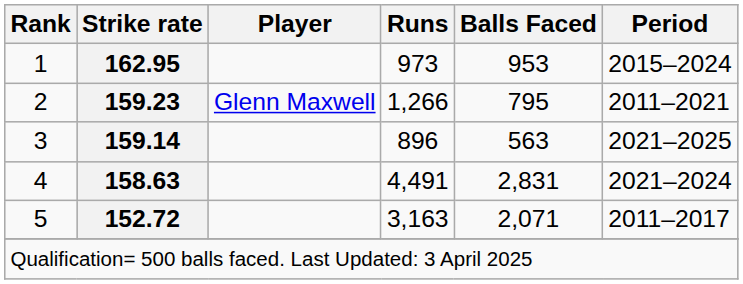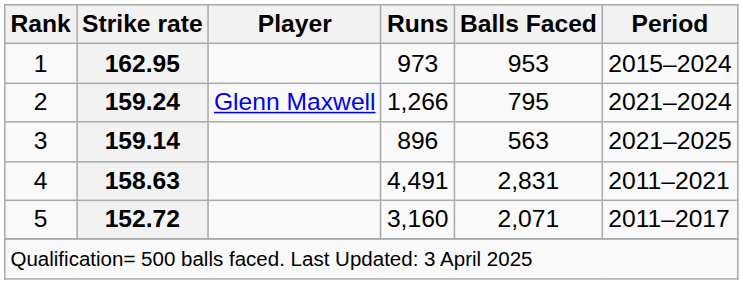(142, 102) 159.23 -> (142, 102) 159.24
(669, 102) 2011–2021 -> (670, 102) 2021–2024
(670, 180) 2021–2024 -> (669, 180) 2011–2021
(418, 219) 3,163 -> (418, 219) 3,160
